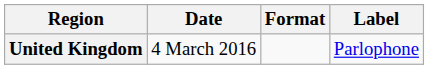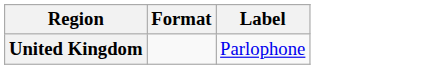- column: (204, 19)
